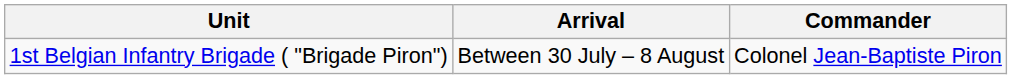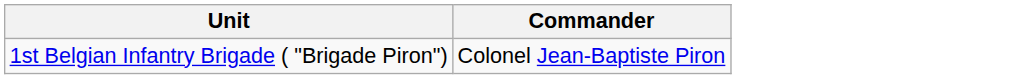- column: (591, 21)
